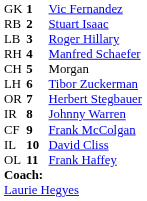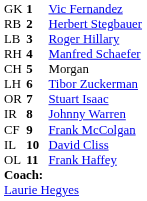(79, 23) Stuart Isaac -> (95, 23) Herbert Stegbauer
(95, 99) Herbert Stegbauer -> (79, 99) Stuart Isaac
